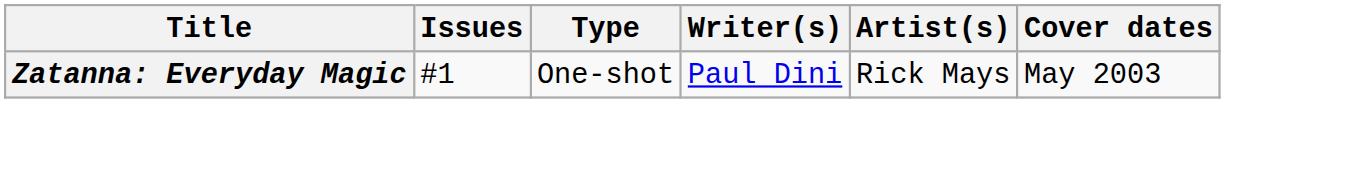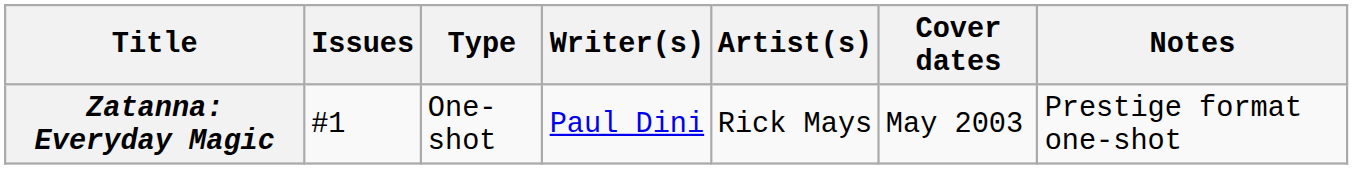+ column: (1192, 45)
